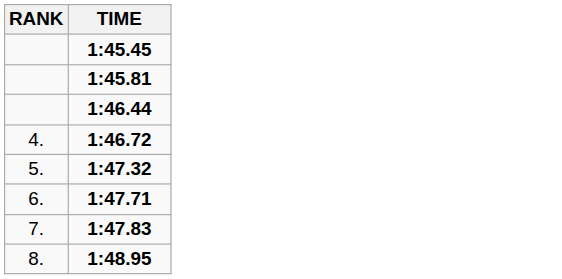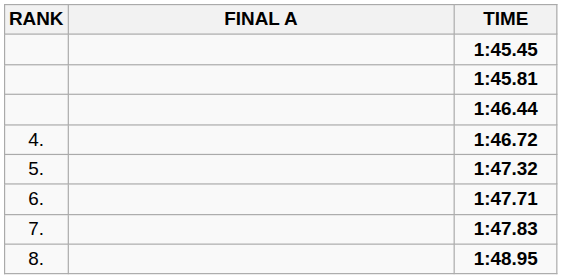+ column: (261, 19)
